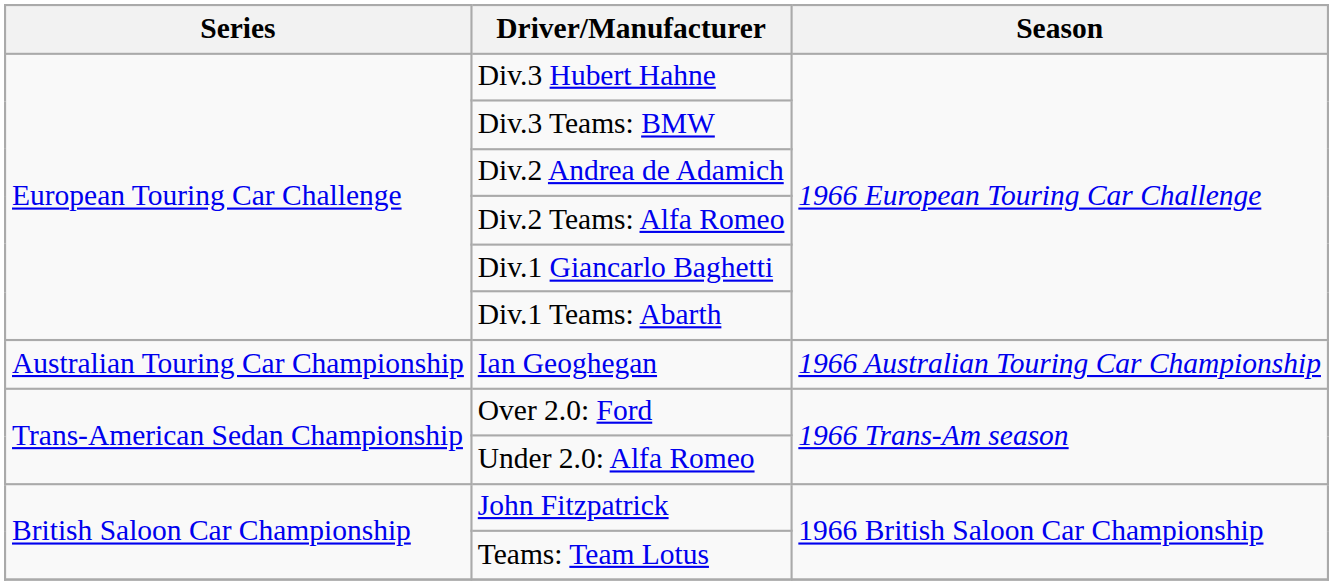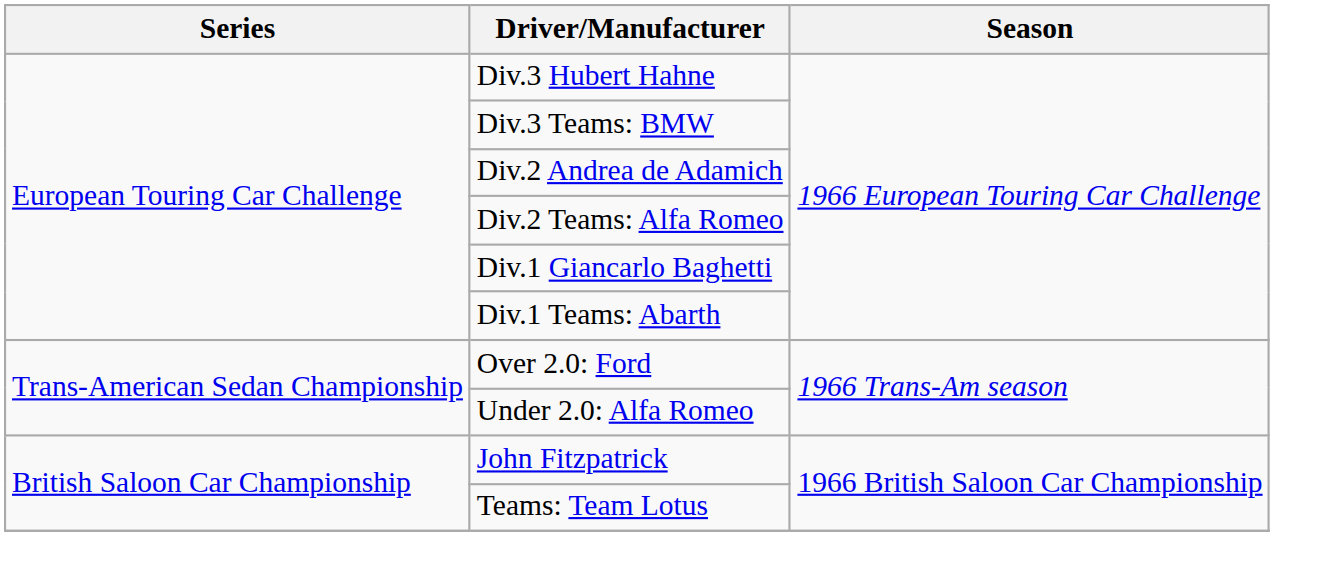- row: (567, 363)
